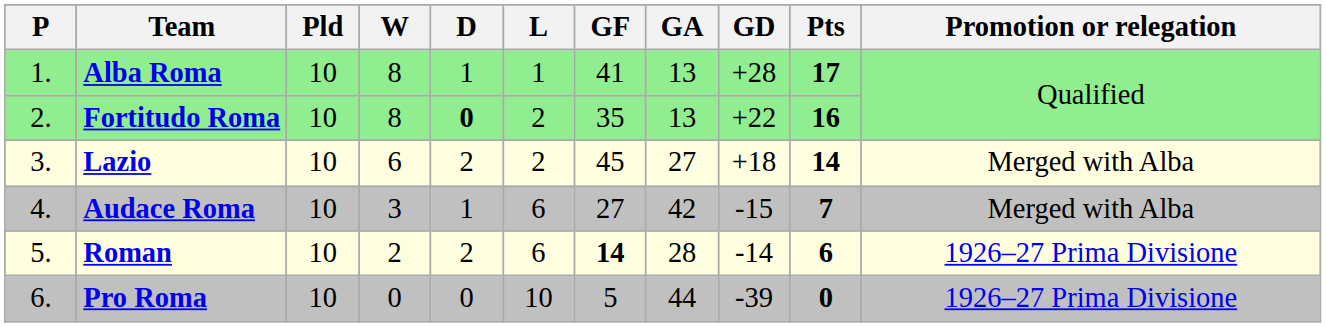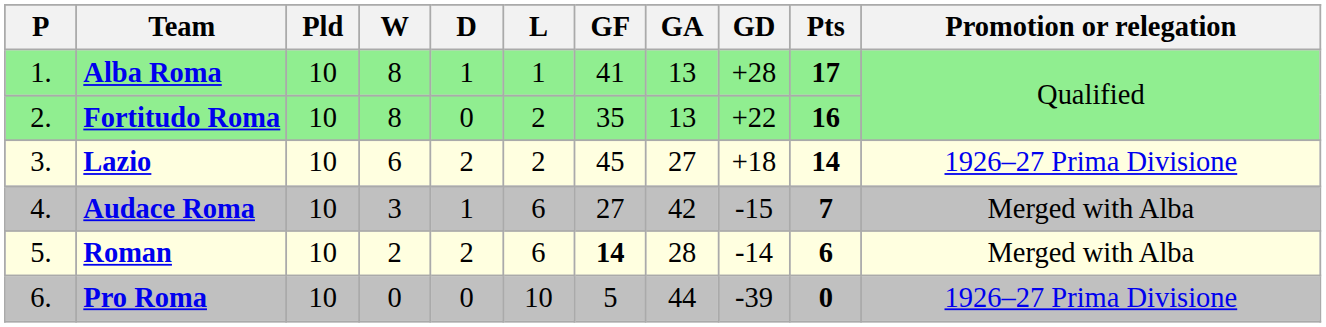(467, 117) bold -> (467, 117) normal
(1091, 162) Merged with Alba -> (1091, 162) 1926–27 Prima Divisione
(1091, 252) 1926–27 Prima Divisione -> (1091, 252) Merged with Alba
